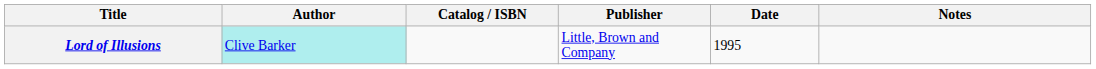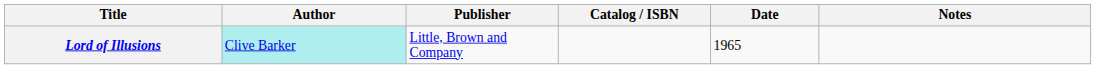columns swapped: (482, 15) <-> (634, 15)
(727, 44) 1995 -> (727, 44) 1965
